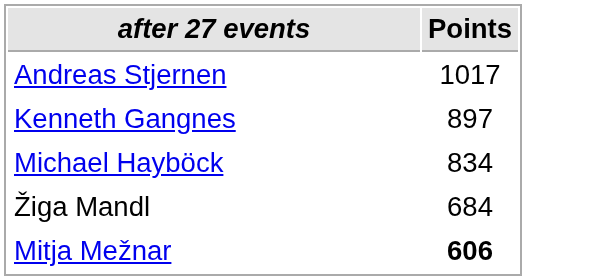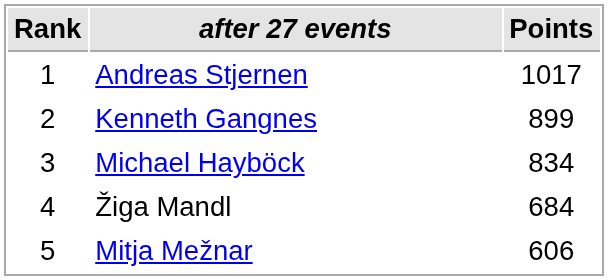+ column: (48, 29)
(470, 119) 897 -> (551, 119) 899
(470, 251) bold -> (551, 251) normal
